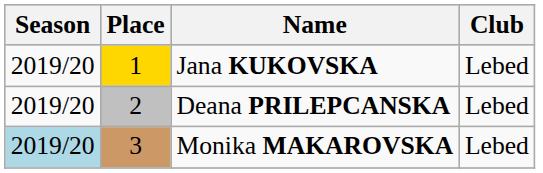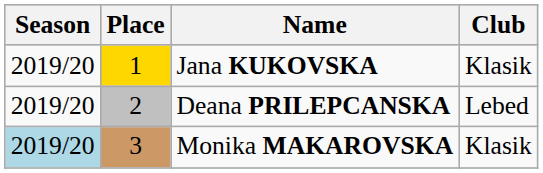(497, 65) Lebed -> (498, 65) Klasik
(497, 146) Lebed -> (498, 146) Klasik
